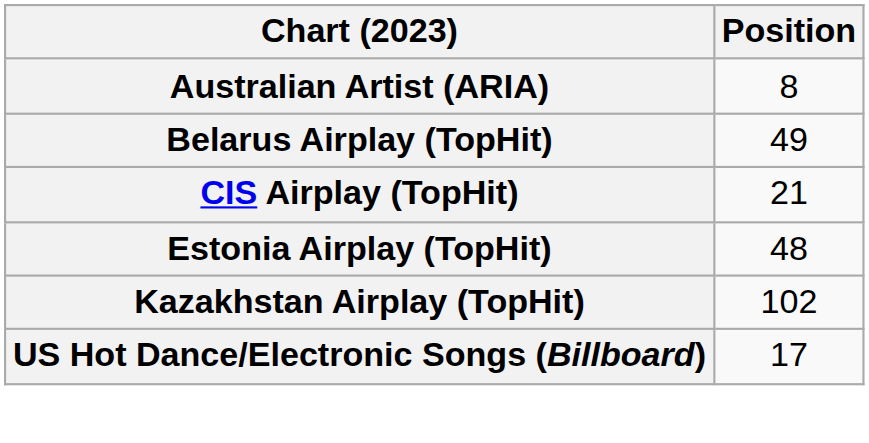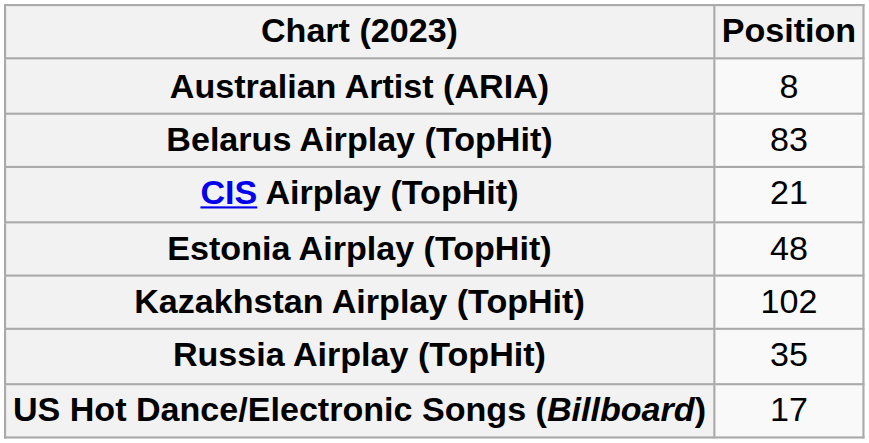(789, 139) 49 -> (789, 139) 83
+ row: (359, 355)
